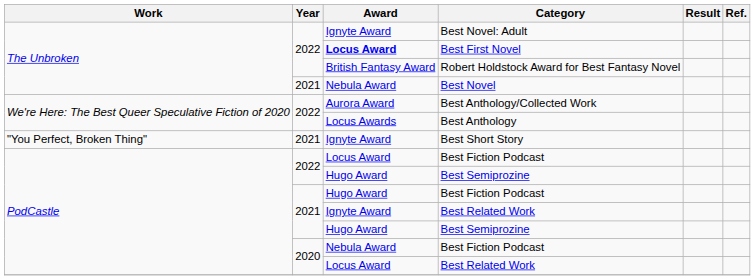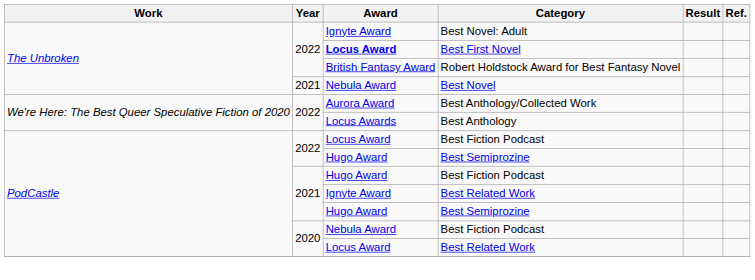- row: (308, 139)
